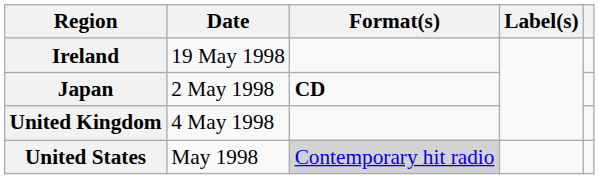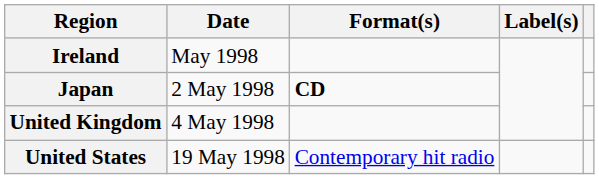(228, 55) 19 May 1998 -> (215, 55) May 1998
(215, 156) May 1998 -> (228, 156) 19 May 1998
(395, 156) lightgrey background -> (395, 156) no background
